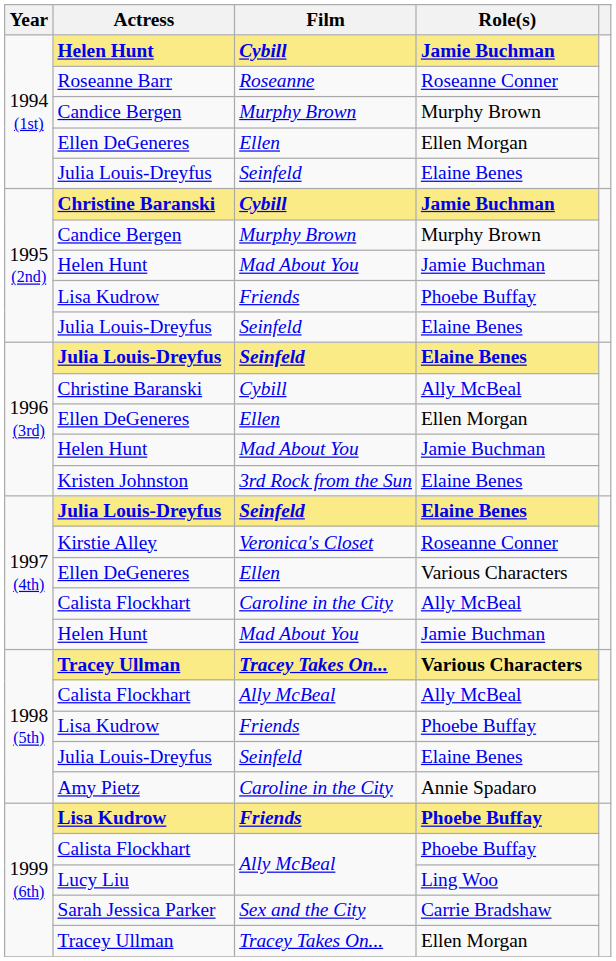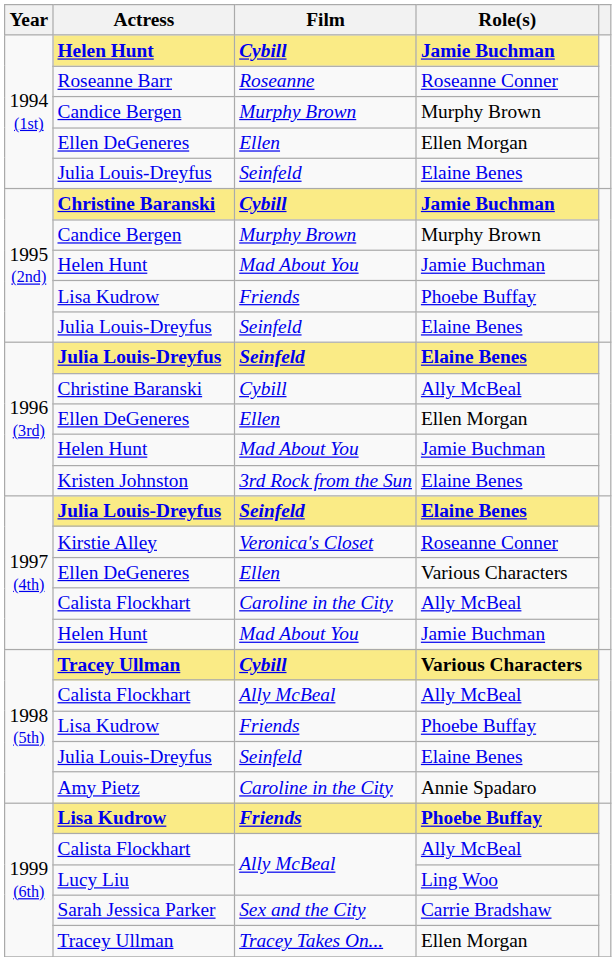(313, 664) Tracey Takes On... -> (263, 664) Cybill
(479, 848) Phoebe Buffay -> (471, 848) Ally McBeal
